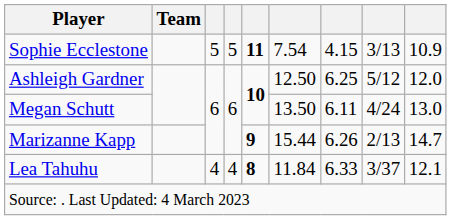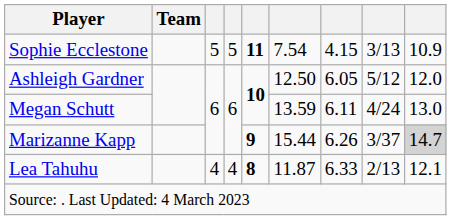(341, 79) 6.25 -> (341, 79) 6.05
(295, 109) 13.50 -> (295, 109) 13.59
(383, 139) 2/13 -> (383, 139) 3/37
(425, 139) no background -> (425, 139) lightgrey background
(294, 169) 11.84 -> (294, 169) 11.87
(383, 169) 3/37 -> (383, 169) 2/13
